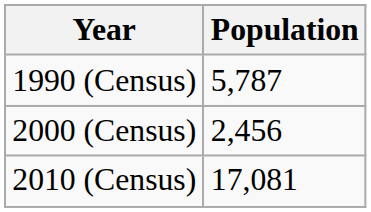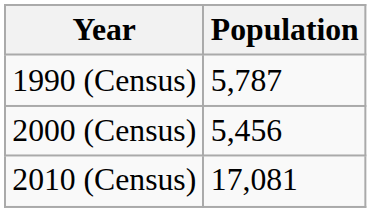(246, 130) 2,456 -> (246, 130) 5,456
